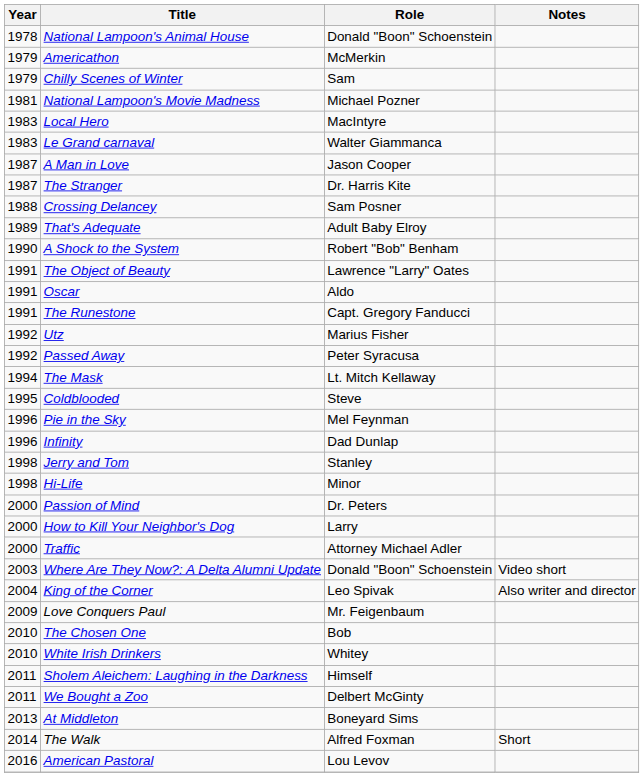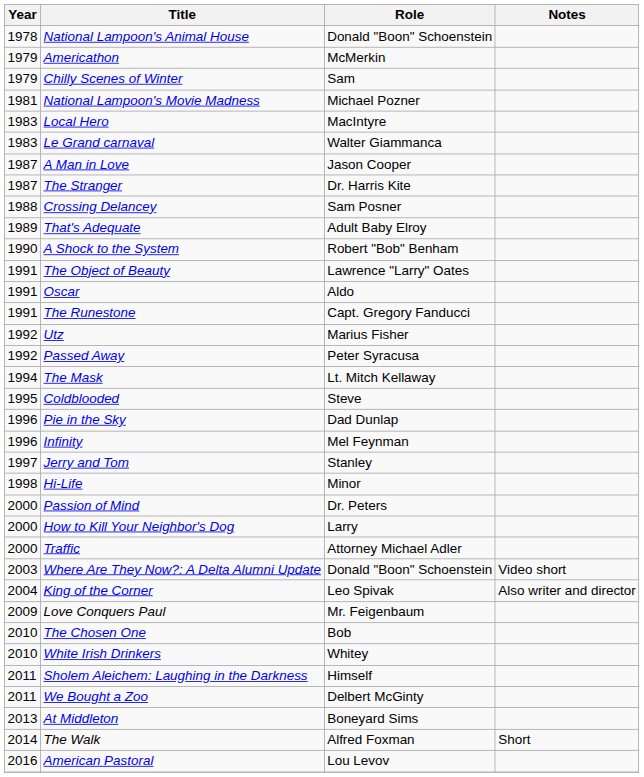(368, 420) Mel Feynman -> (363, 420) Dad Dunlap
(363, 441) Dad Dunlap -> (368, 441) Mel Feynman
(22, 462) 1998 -> (22, 462) 1997
